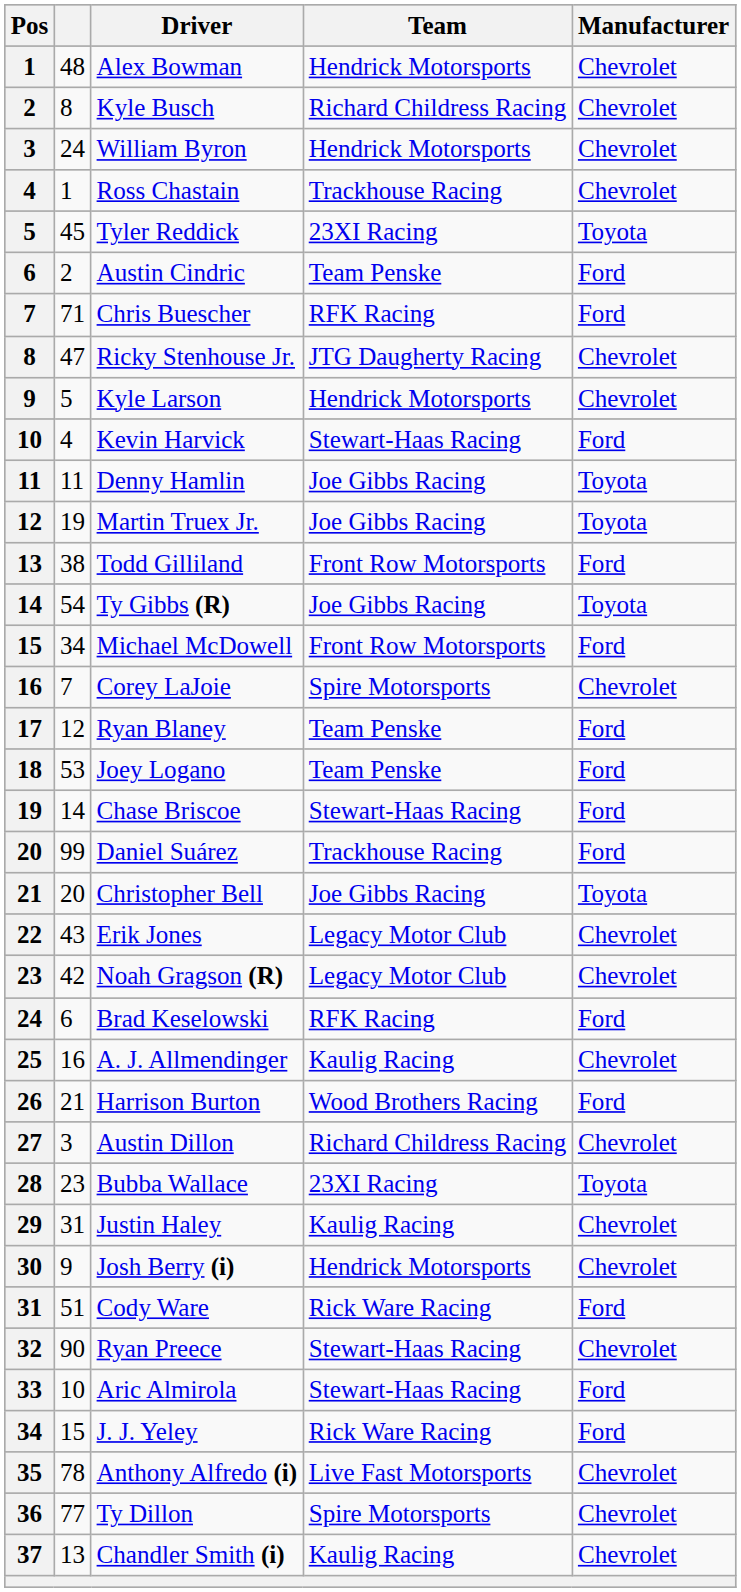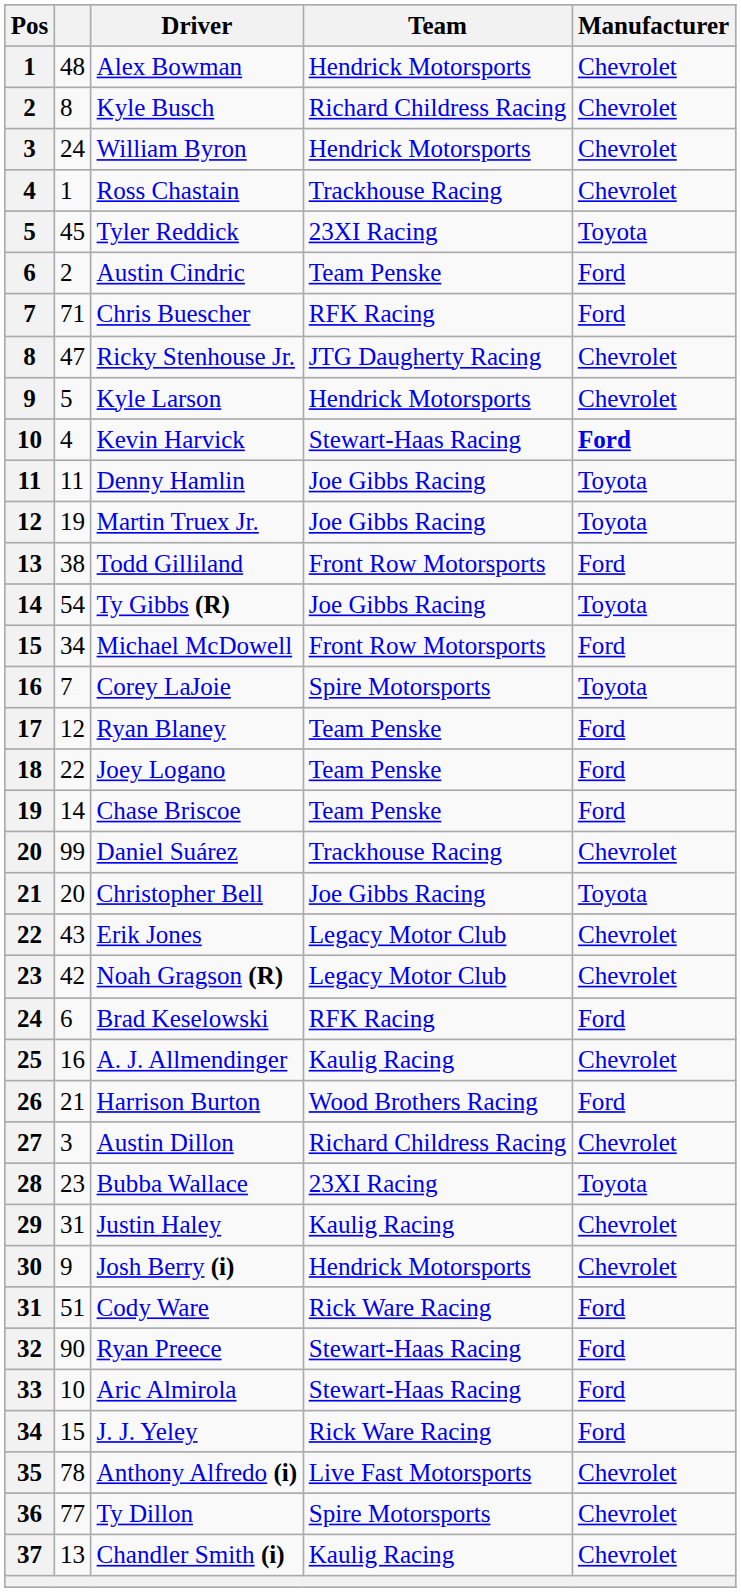(602, 438) normal -> (604, 438) bold
(627, 687) Chevrolet -> (613, 687) Toyota
(72, 769) 53 -> (72, 769) 22
(415, 811) Stewart-Haas Racing -> (375, 811) Team Penske
(602, 852) Ford -> (627, 852) Chevrolet
(627, 1348) Chevrolet -> (602, 1348) Ford
